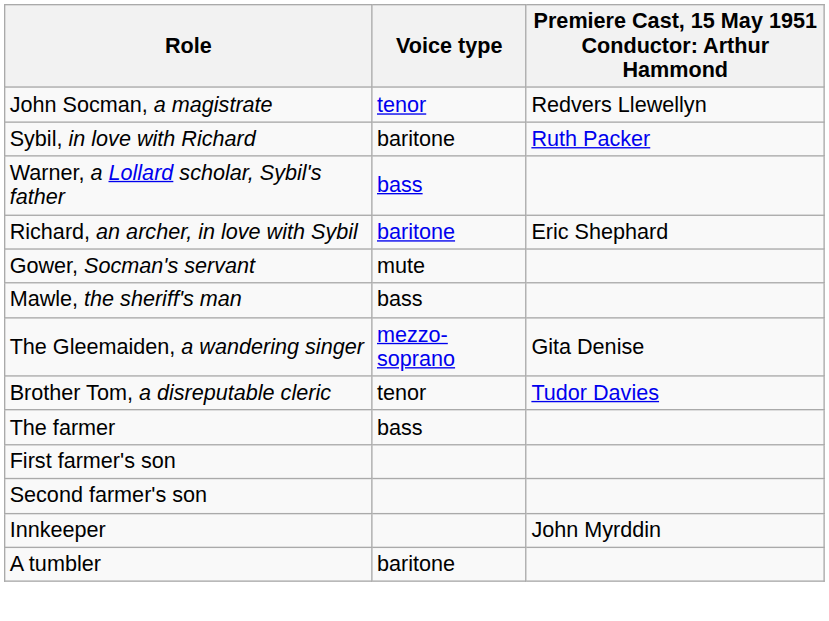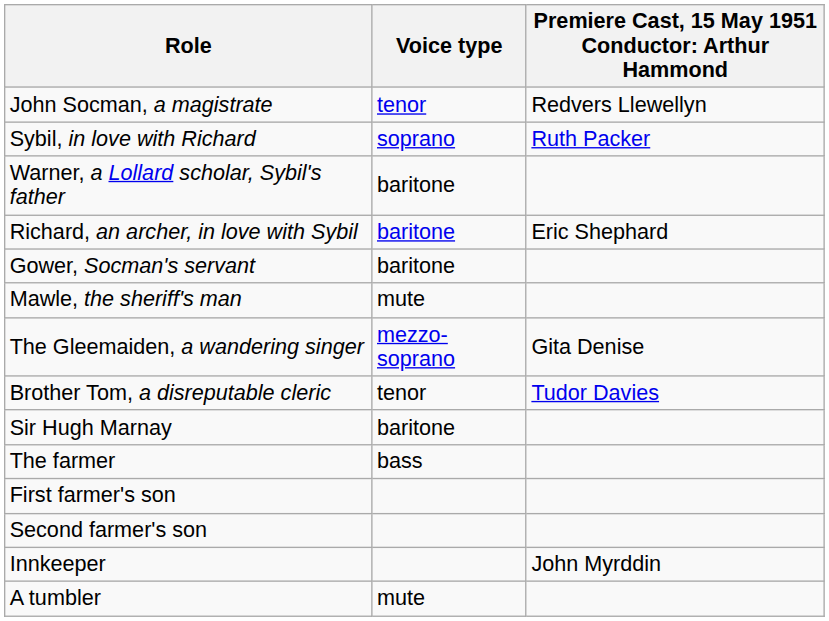(416, 138) baritone -> (416, 138) soprano
(400, 185) bass -> (416, 185) baritone
(401, 265) mute -> (416, 265) baritone
(400, 300) bass -> (401, 300) mute
+ row: (91, 427)
(416, 564) baritone -> (401, 598) mute
